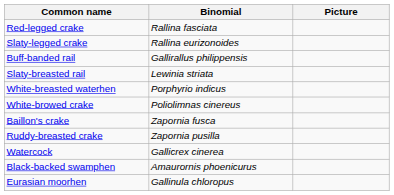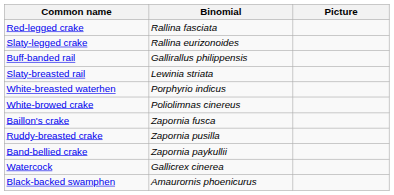+ row: (47, 151)
- row: (46, 182)
